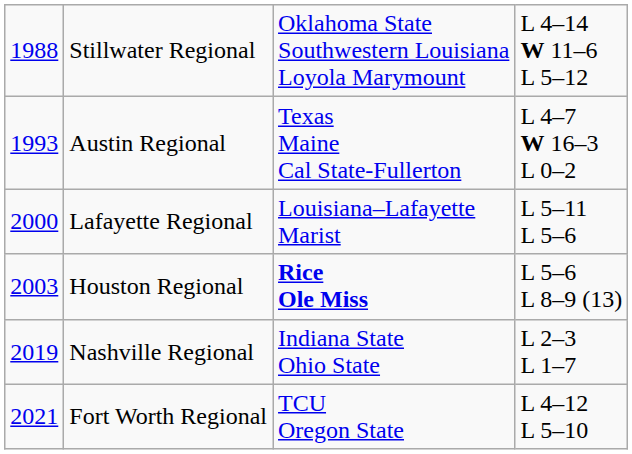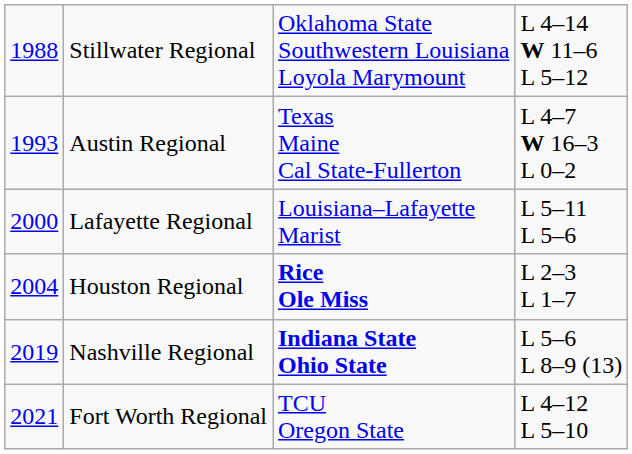(34, 286) 2003 -> (34, 286) 2004
(571, 286) L 5–6 L 8–9 (13) -> (548, 286) L 2–3 L 1–7
(341, 351) normal -> (347, 351) bold
(548, 351) L 2–3 L 1–7 -> (571, 351) L 5–6 L 8–9 (13)
